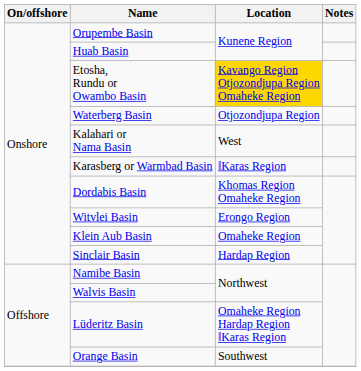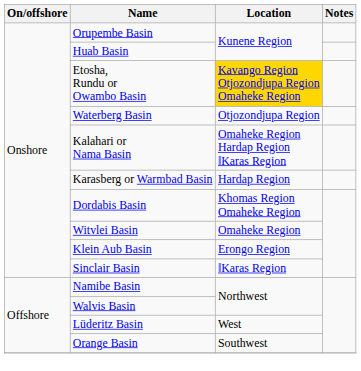(230, 141) West -> (259, 147) Omaheke Region Hardap Region ǁKaras Region
(252, 166) ǁKaras Region -> (254, 179) Hardap Region
(254, 217) Erongo Region -> (259, 230) Omaheke Region
(259, 236) Omaheke Region -> (254, 249) Erongo Region
(254, 254) Hardap Region -> (252, 268) ǁKaras Region
(259, 324) Omaheke Region Hardap Region ǁKaras Region -> (230, 324) West
